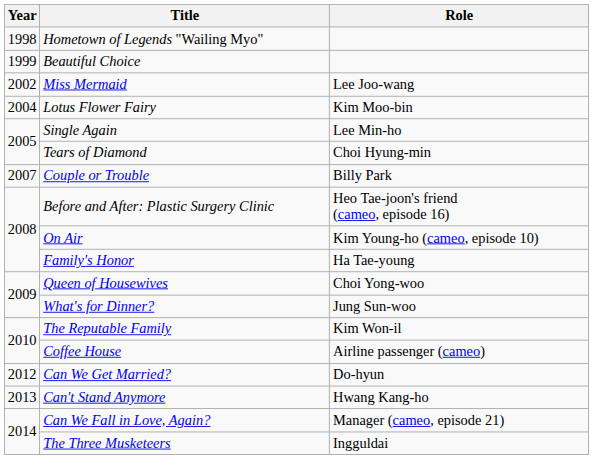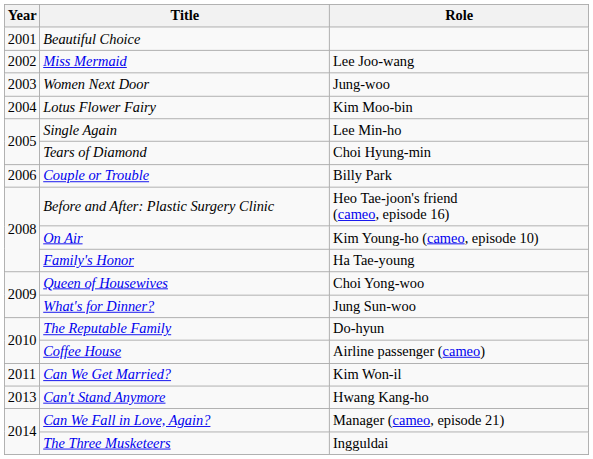- row: (153, 38)
(22, 61) 1999 -> (22, 38) 2001
+ row: (96, 84)
(22, 175) 2007 -> (22, 175) 2006
(367, 329) Kim Won-il -> (359, 329) Do-hyun
(22, 374) 2012 -> (22, 374) 2011
(359, 374) Do-hyun -> (367, 374) Kim Won-il
